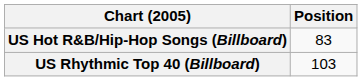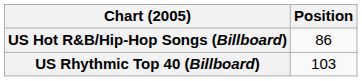(324, 40) 83 -> (324, 40) 86
